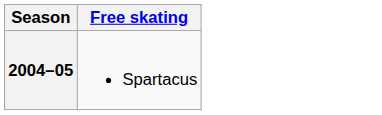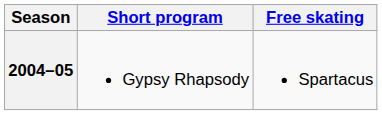+ column: (165, 17)
